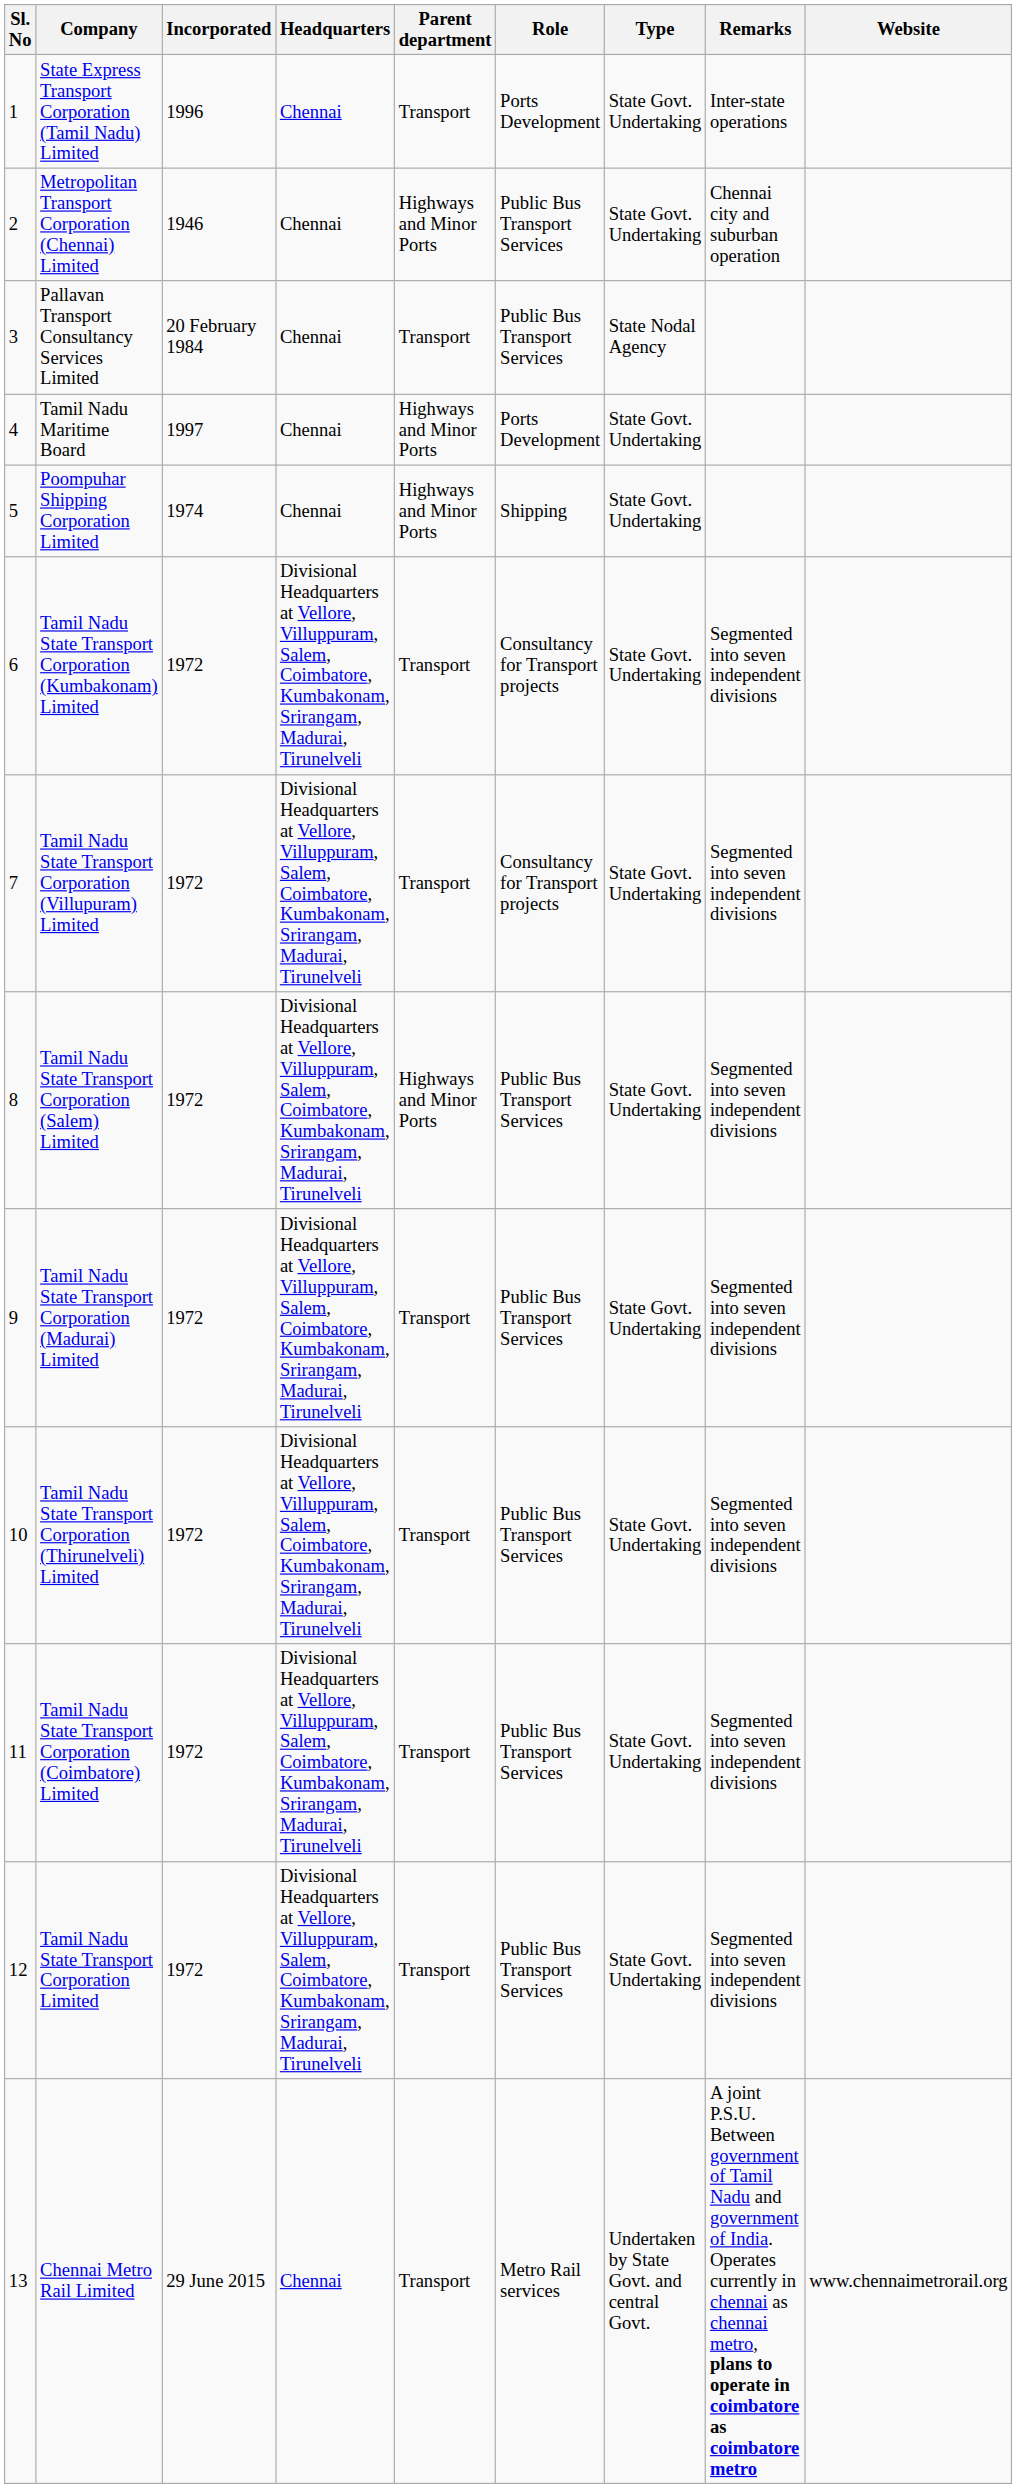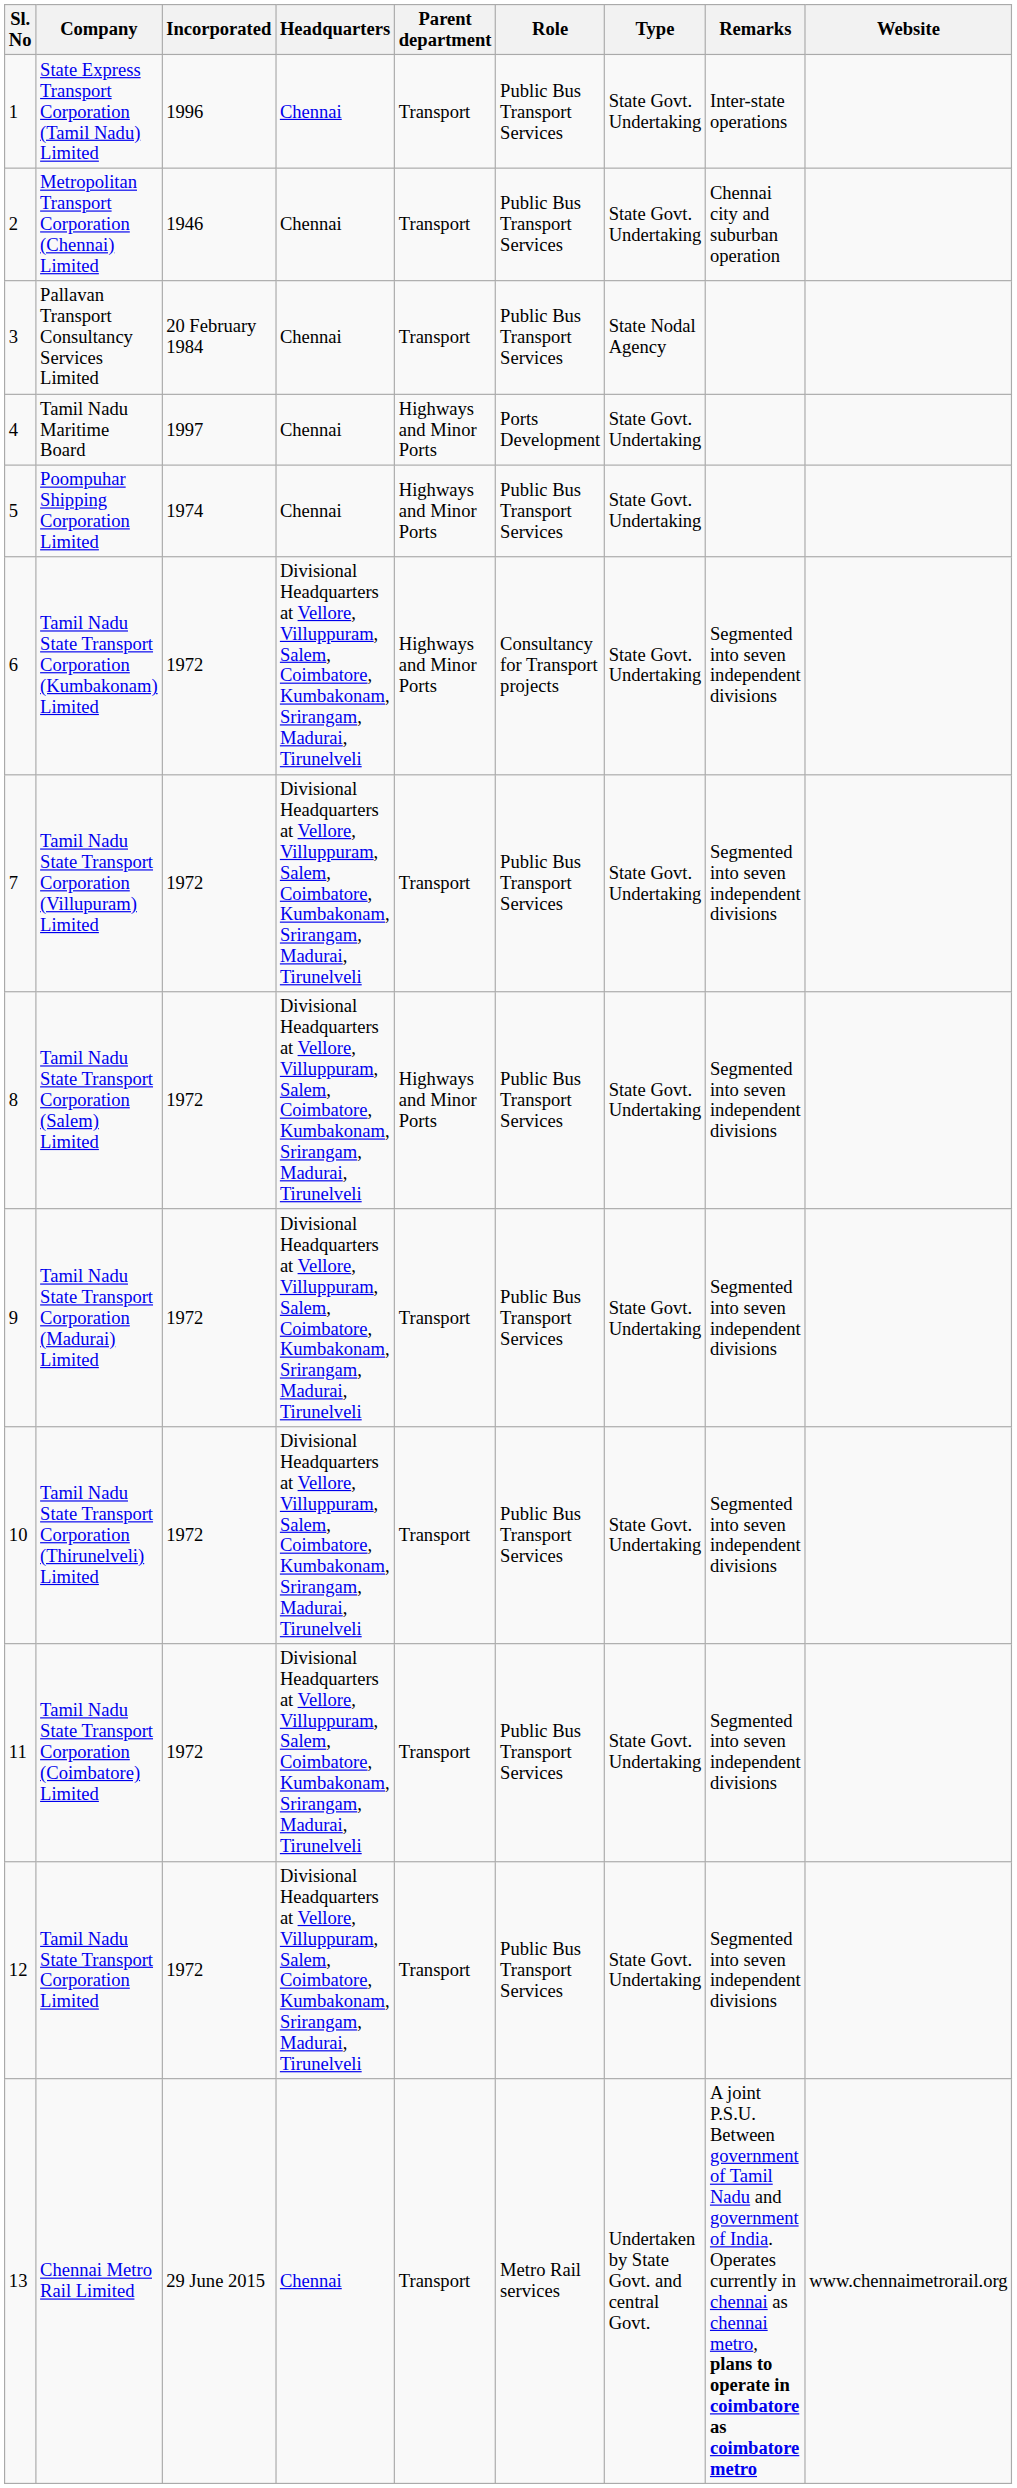(550, 111) Ports Development -> (541, 111) Public Bus Transport Services
(438, 224) Highways and Minor Ports -> (435, 224) Transport
(534, 510) Shipping -> (541, 510) Public Bus Transport Services
(435, 665) Transport -> (438, 665) Highways and Minor Ports
(549, 882) Consultancy for Transport projects -> (541, 882) Public Bus Transport Services
